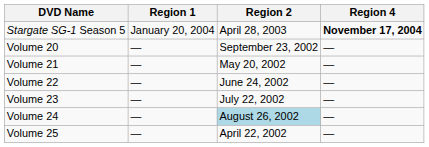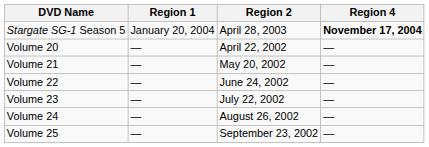(269, 47) September 23, 2002 -> (253, 47) April 22, 2002
(259, 116) lightblue background -> (259, 116) no background
(253, 133) April 22, 2002 -> (269, 133) September 23, 2002
